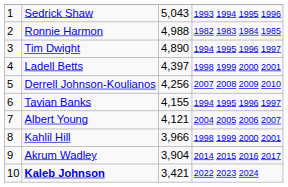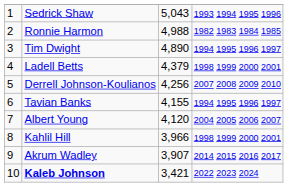(175, 66) 4,397 -> (175, 66) 4,379
(175, 119) 4,121 -> (175, 119) 4,120
(175, 155) 3,904 -> (175, 155) 3,907
